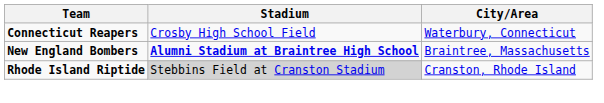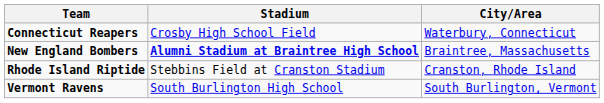(267, 70) lightgrey background -> (267, 70) no background
+ row: (55, 88)
